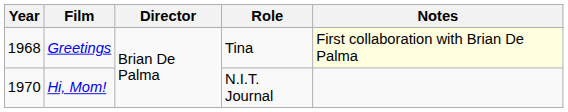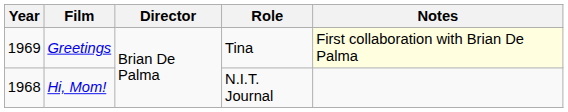(24, 47) 1968 -> (24, 47) 1969
(24, 87) 1970 -> (24, 87) 1968
